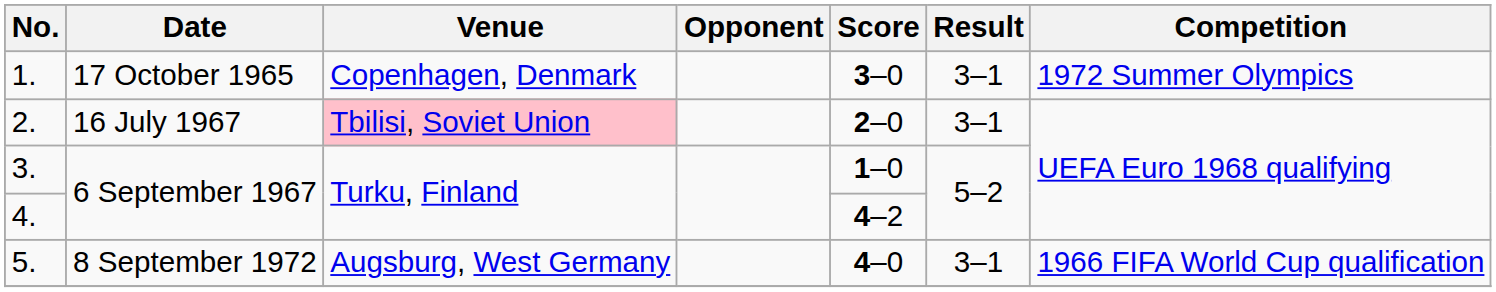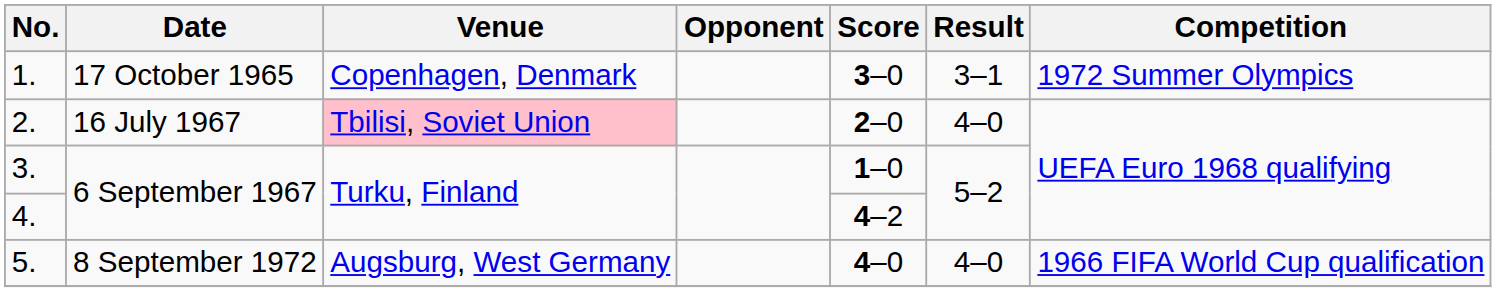(979, 121) 3–1 -> (979, 121) 4–0
(979, 262) 3–1 -> (979, 262) 4–0
